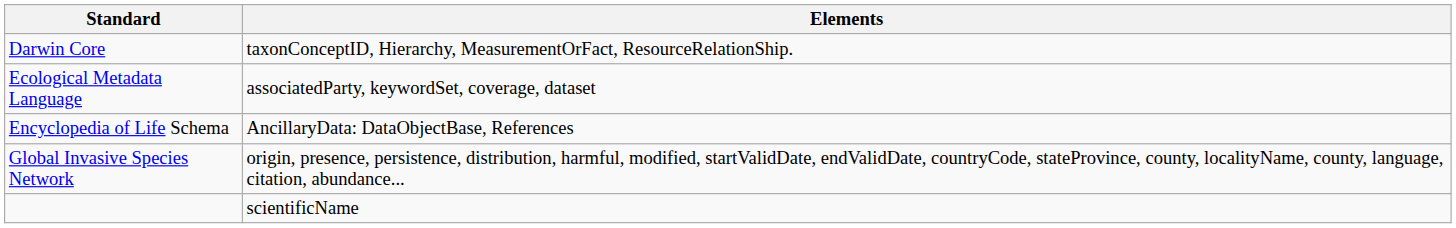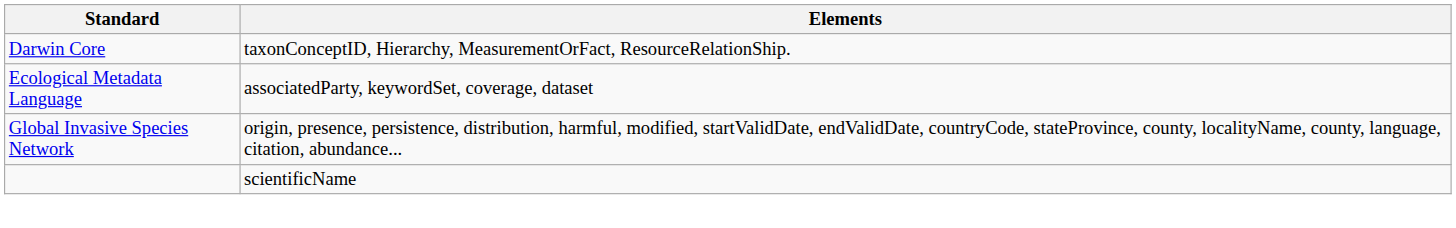- row: (119, 128)
